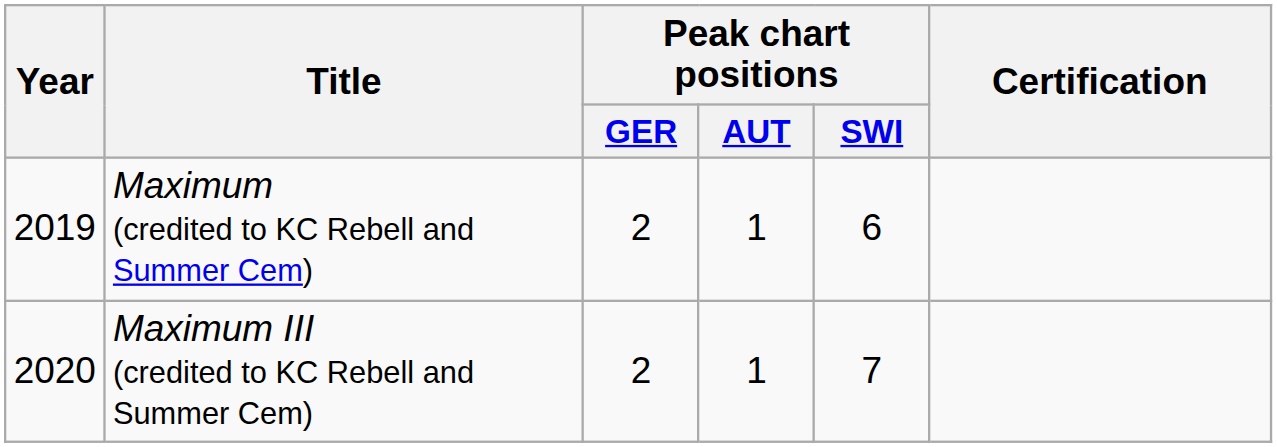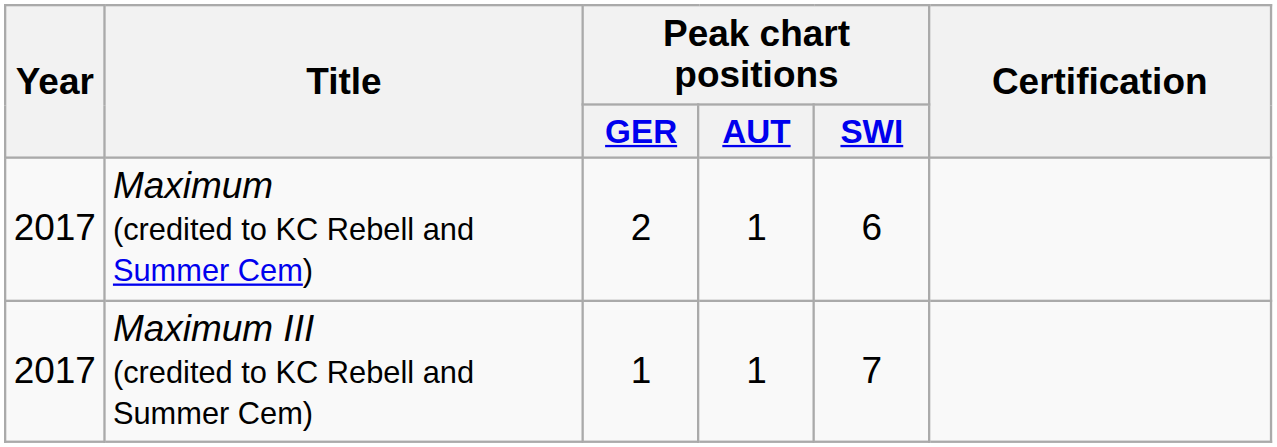(55, 228) 2019 -> (55, 228) 2017
(55, 369) 2020 -> (55, 369) 2017
(641, 369) 2 -> (641, 369) 1
